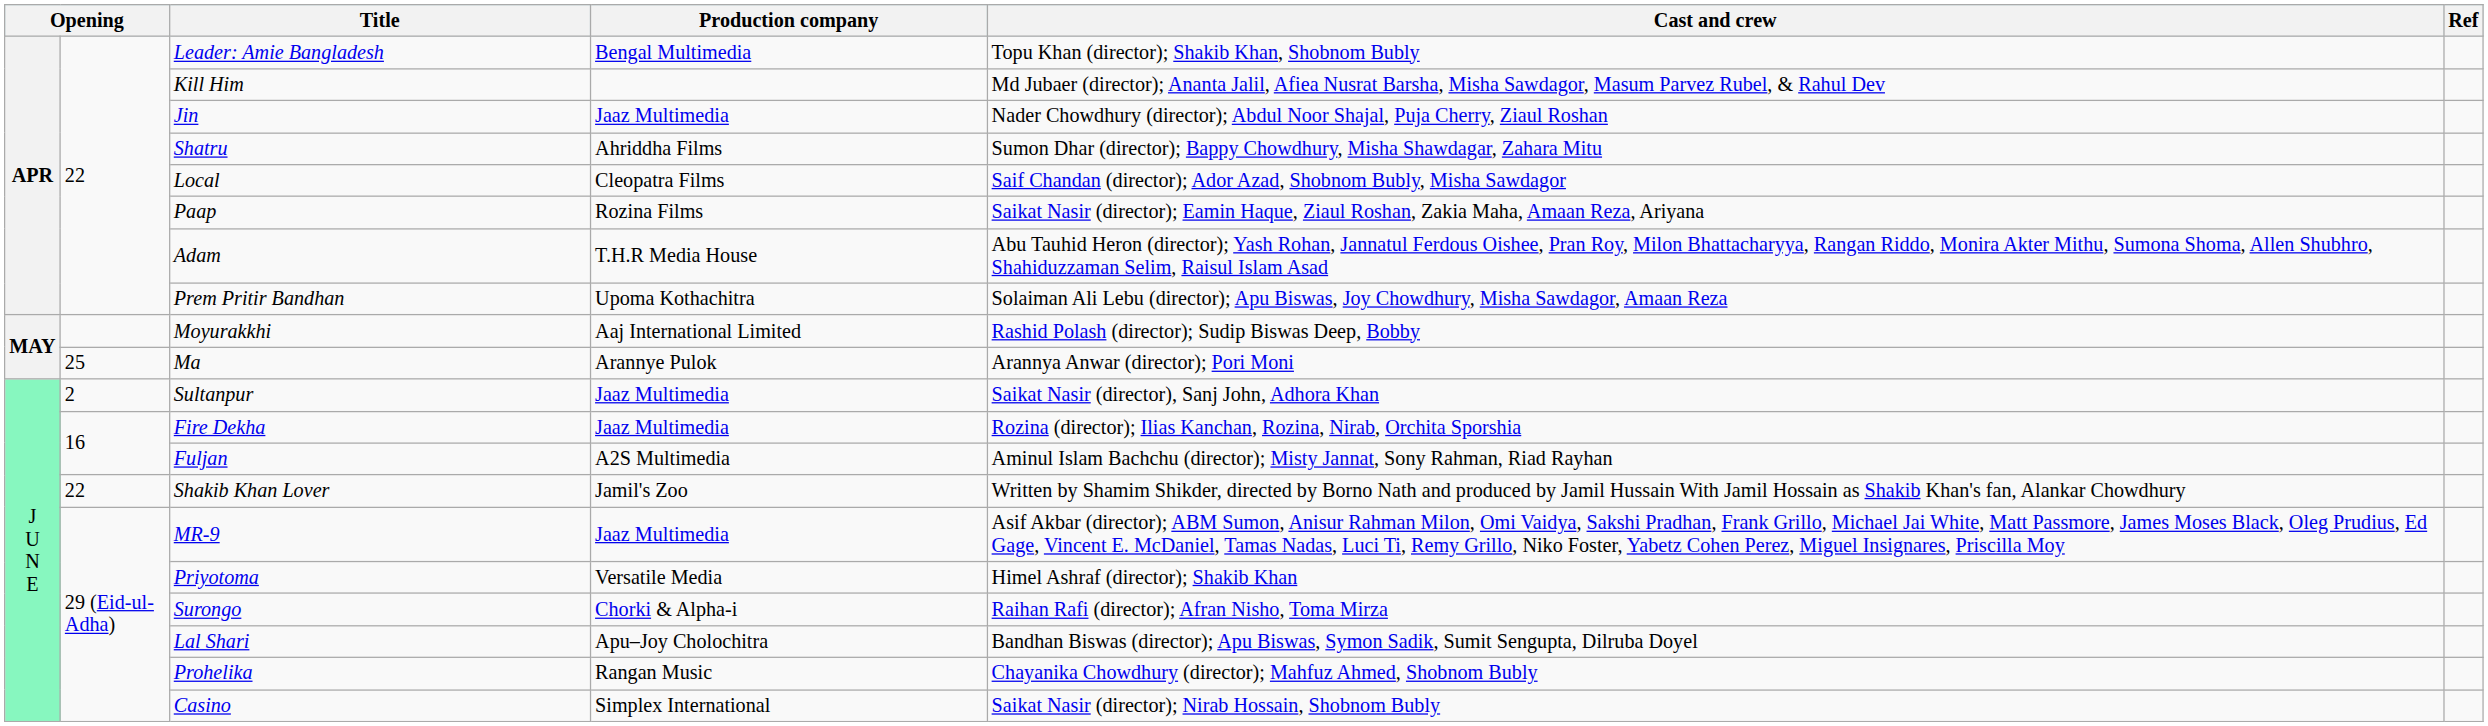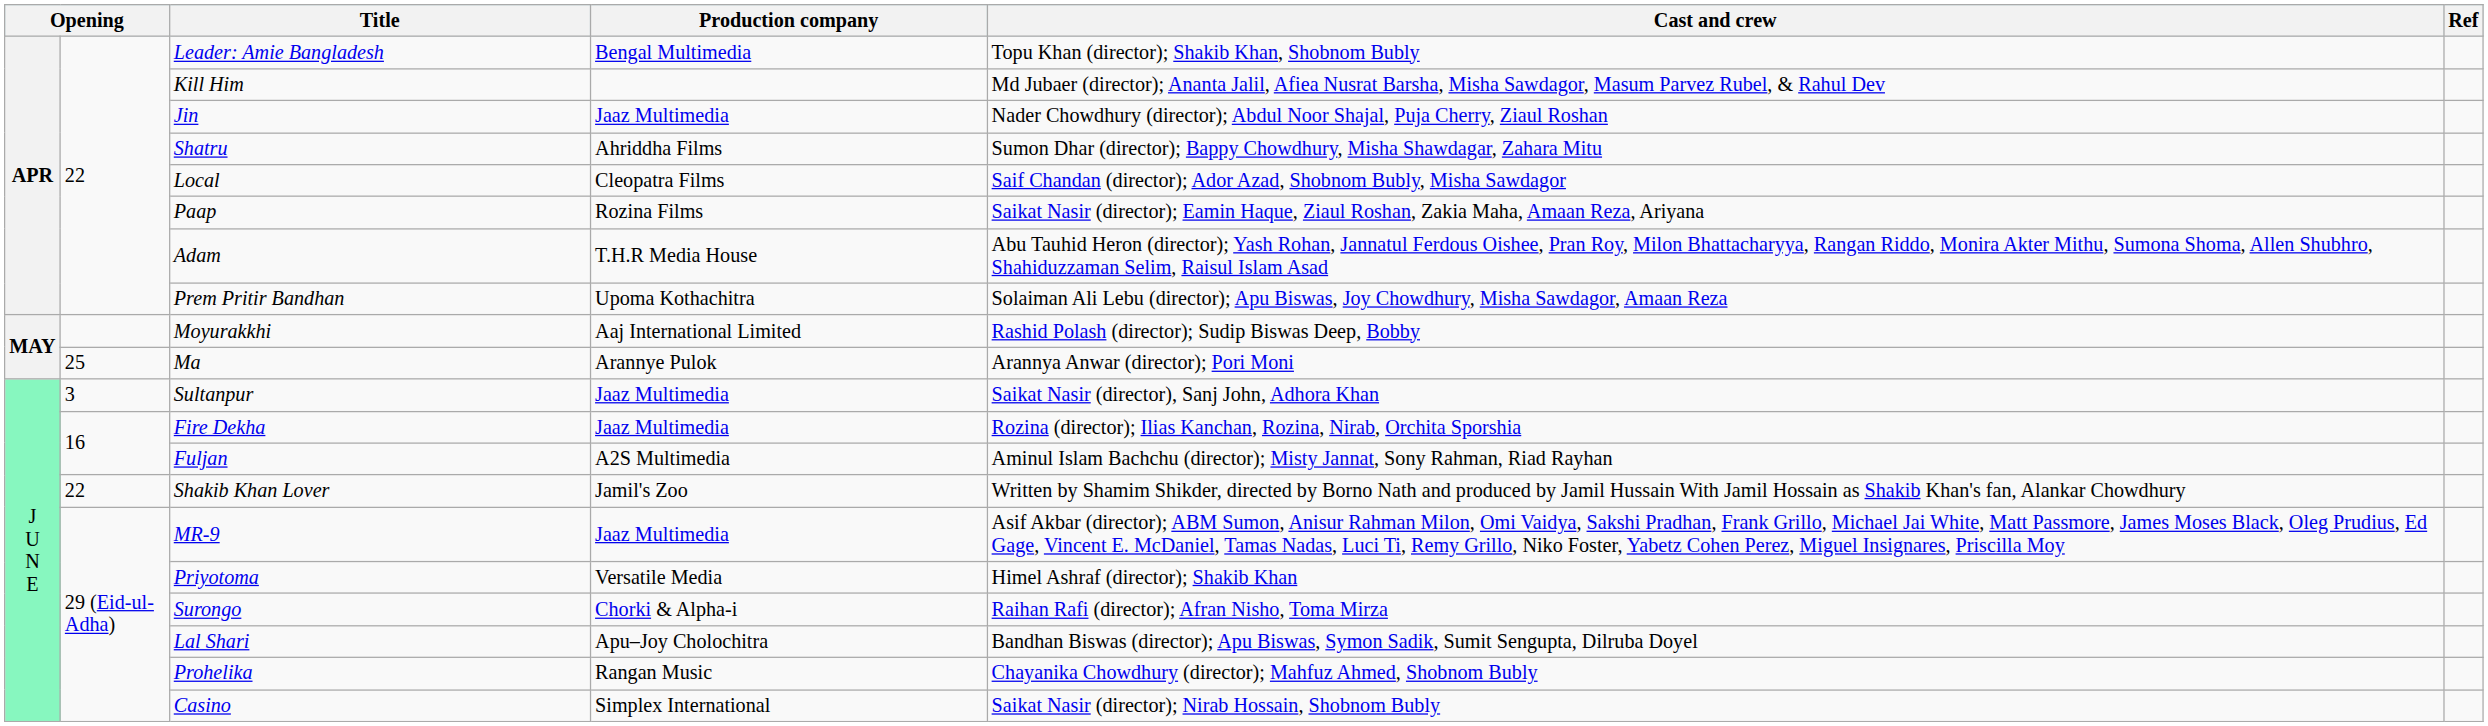(70, 394) 2 -> (70, 394) 3
